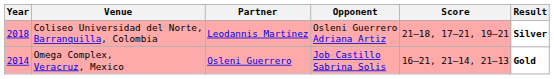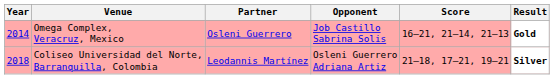rows swapped: (79, 60) <-> (118, 33)
